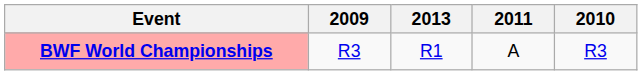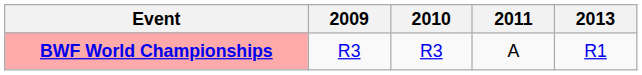columns swapped: (595, 19) <-> (431, 19)
